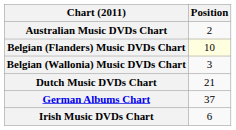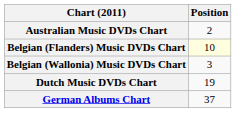(210, 82) 21 -> (210, 82) 19
- row: (96, 116)
